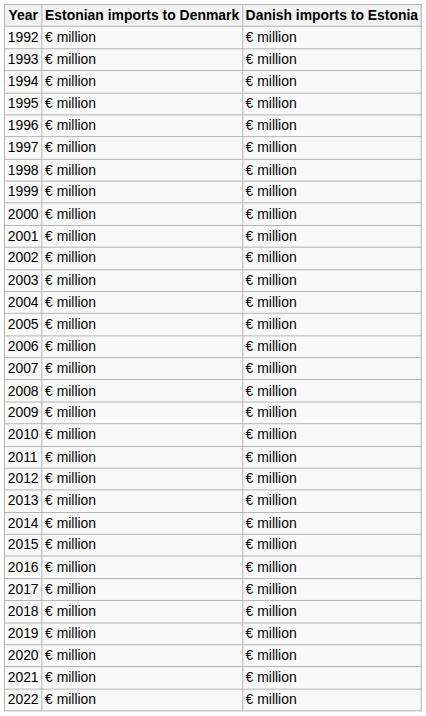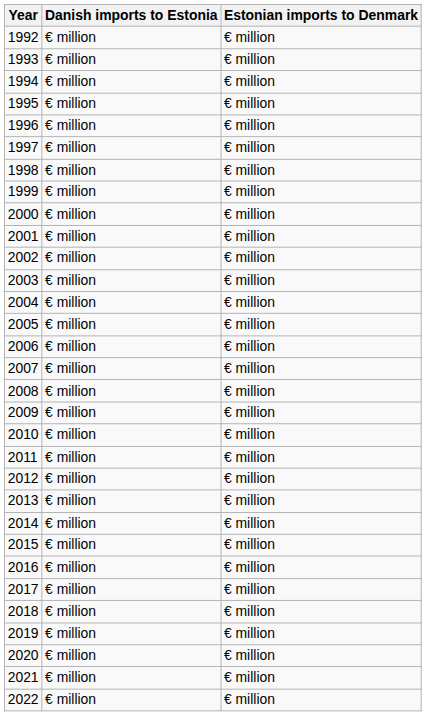columns swapped: (142, 15) <-> (332, 15)
